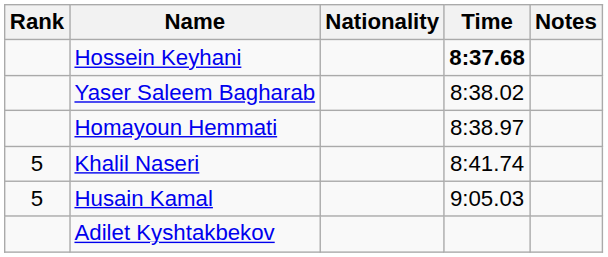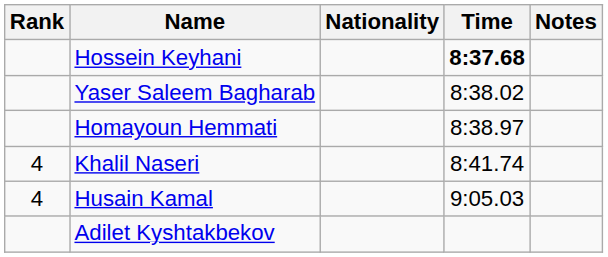(37, 163) 5 -> (37, 163) 4
(37, 198) 5 -> (37, 198) 4
